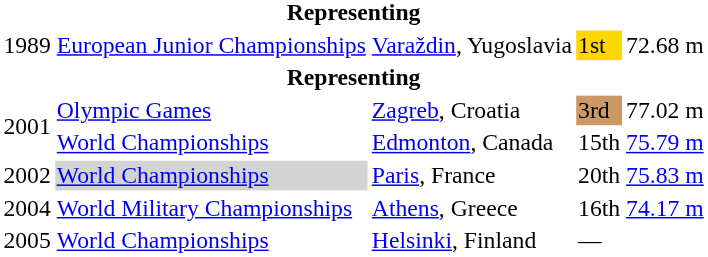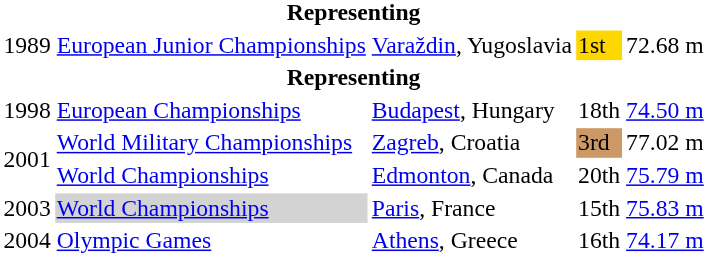+ row: (463, 110)
(134, 110) Olympic Games -> (204, 142) World Military Championships
(599, 142) 15th -> (599, 175) 20th
(27, 175) 2002 -> (27, 207) 2003
(599, 175) 20th -> (599, 207) 15th
(204, 207) World Military Championships -> (134, 240) Olympic Games
- row: (454, 240)
